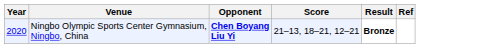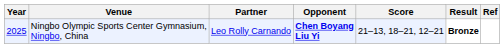+ column: (251, 12)
(17, 31) 2020 -> (17, 31) 2025
